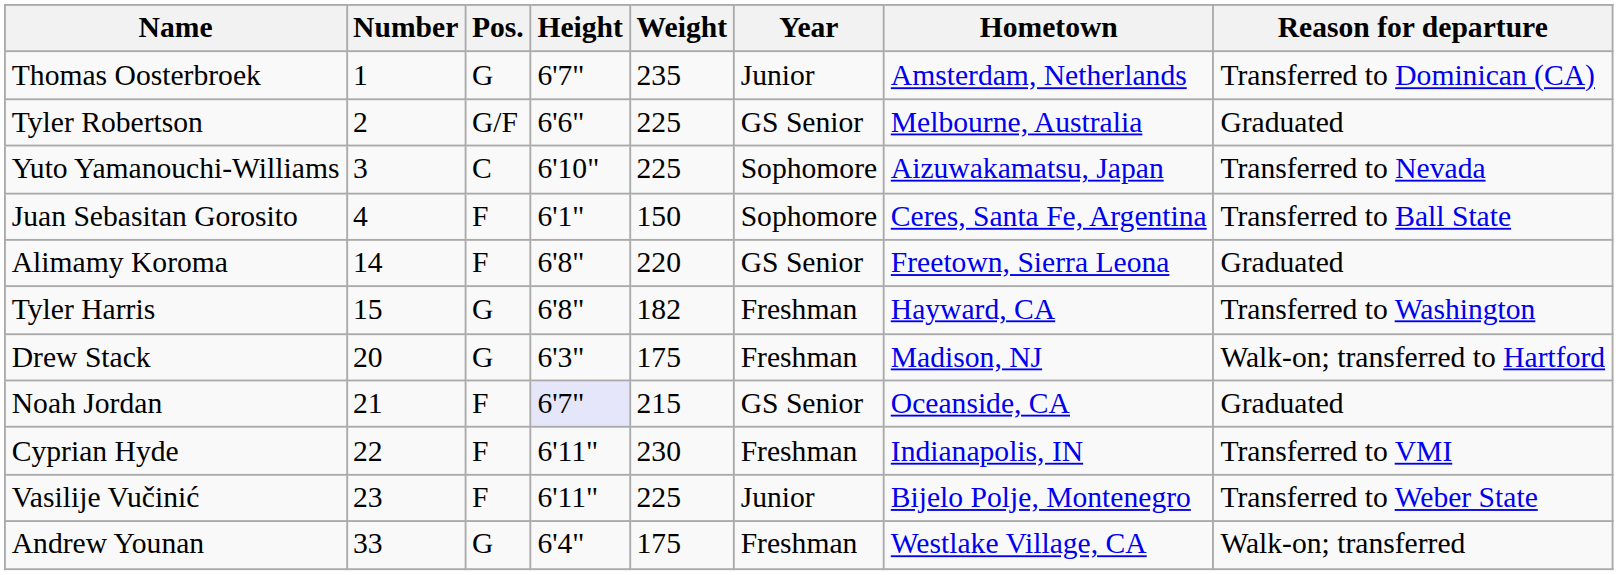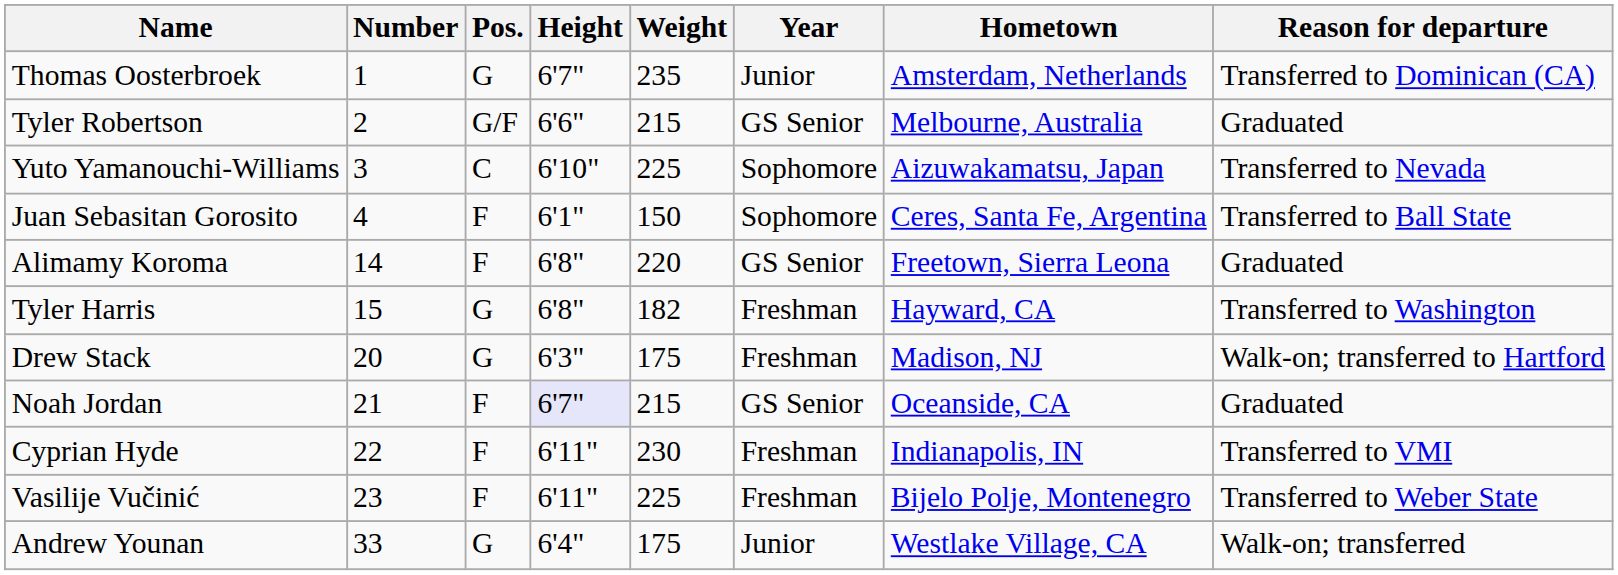(659, 121) 225 -> (659, 121) 215
(778, 497) Junior -> (799, 497) Freshman
(799, 544) Freshman -> (778, 544) Junior
